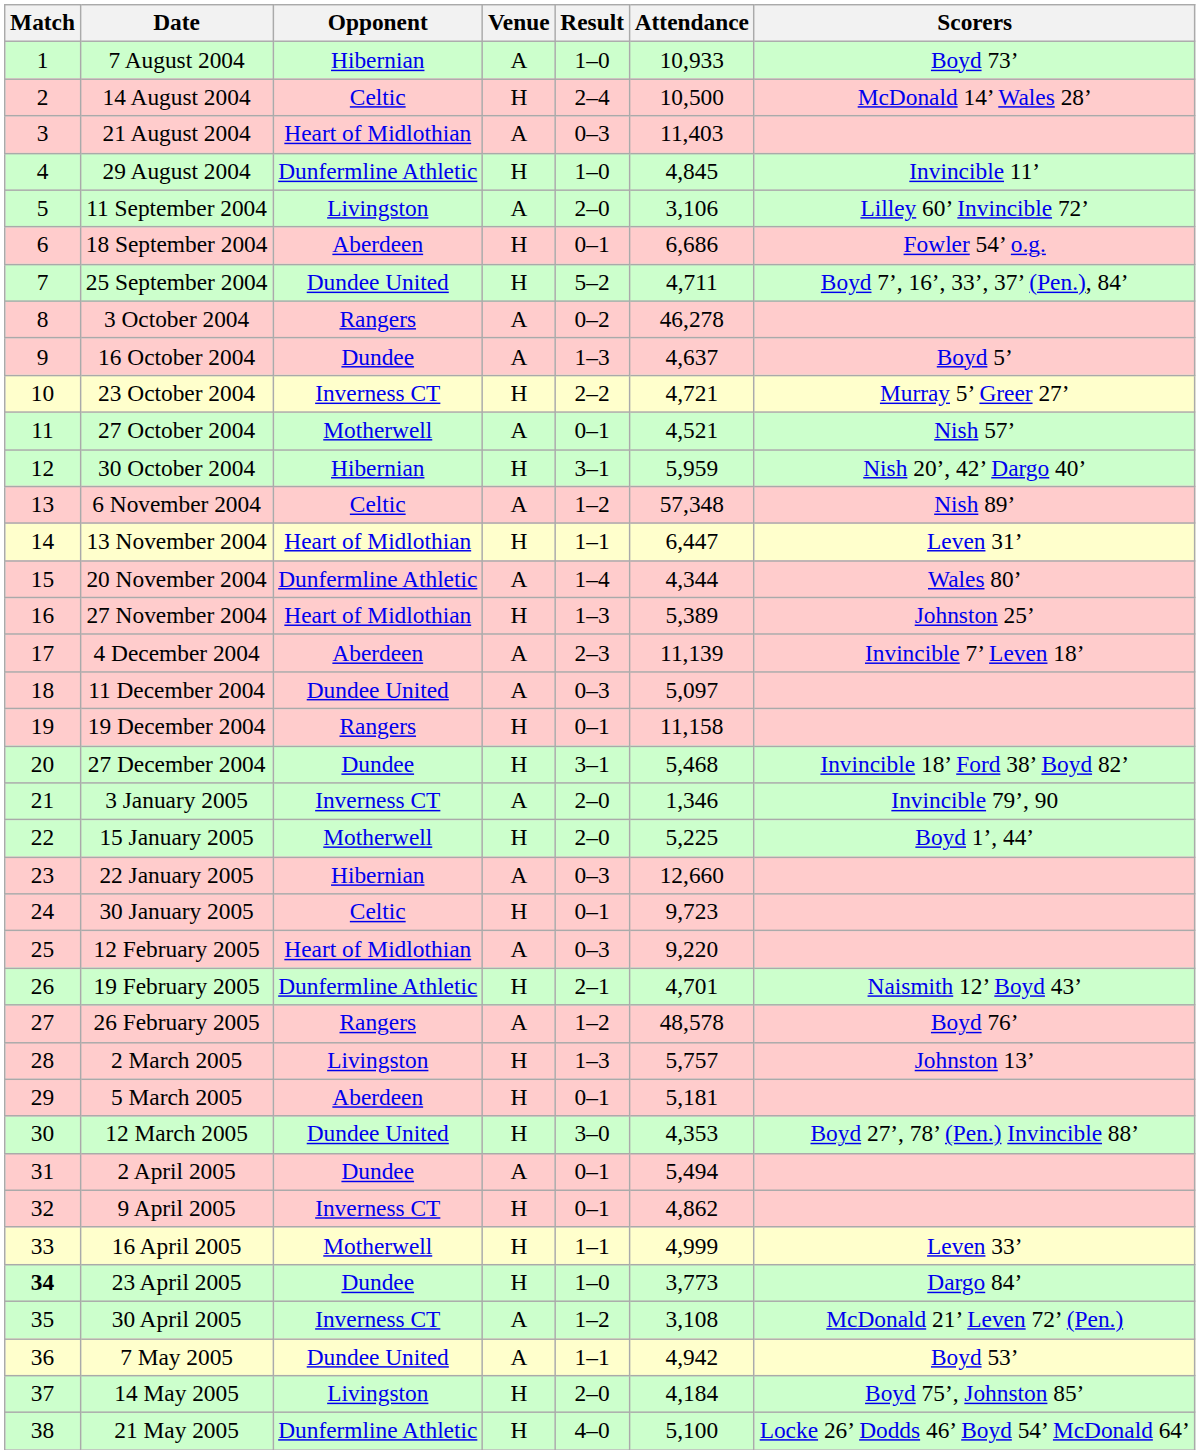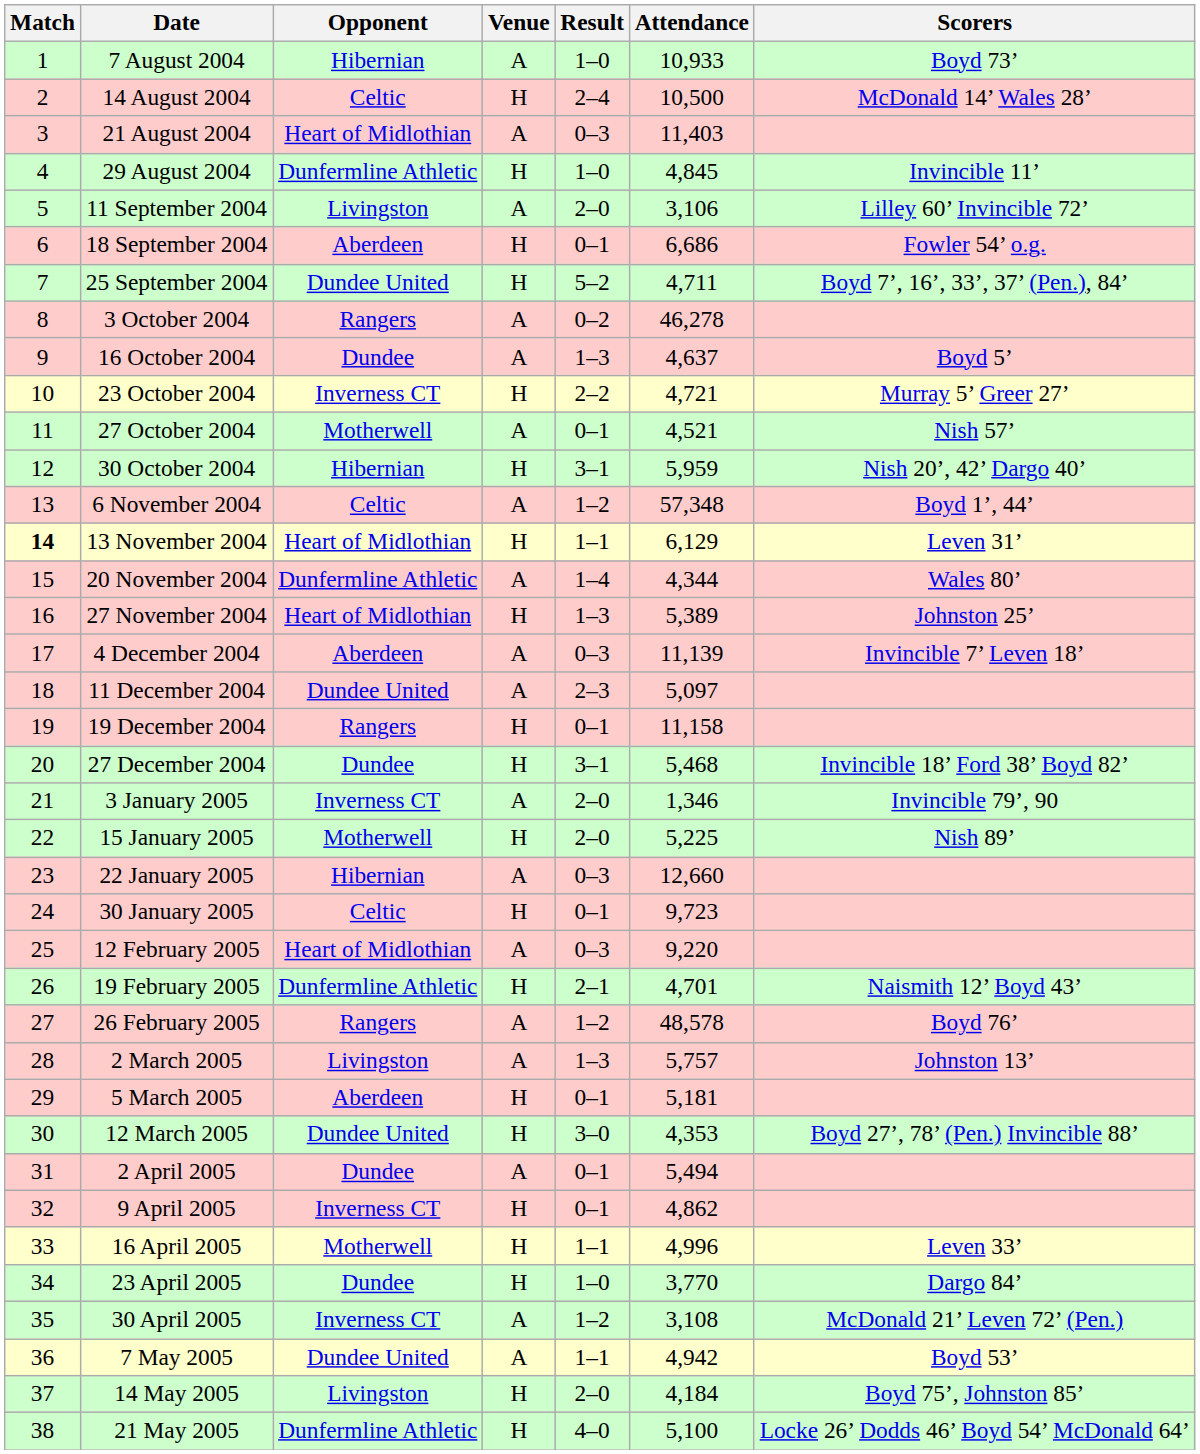(975, 504) Nish 89’ -> (975, 504) Boyd 1’, 44’
(43, 541) normal -> (43, 541) bold
(692, 541) 6,447 -> (692, 541) 6,129
(592, 652) 2–3 -> (592, 652) 0–3
(592, 689) 0–3 -> (592, 689) 2–3
(975, 838) Boyd 1’, 44’ -> (975, 838) Nish 89’
(519, 1060) H -> (519, 1060) A
(692, 1245) 4,999 -> (692, 1245) 4,996
(43, 1282) bold -> (43, 1282) normal
(692, 1282) 3,773 -> (692, 1282) 3,770
